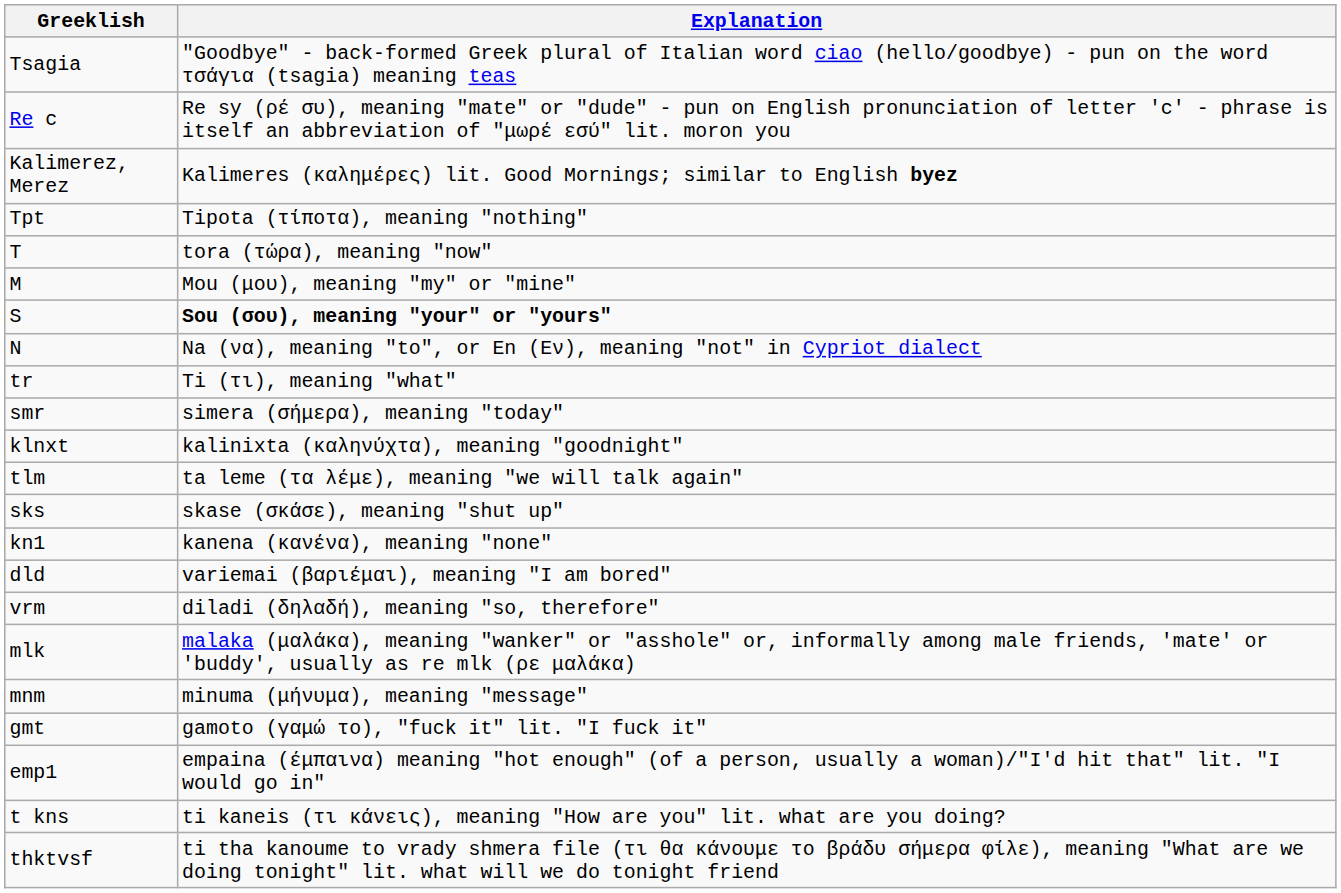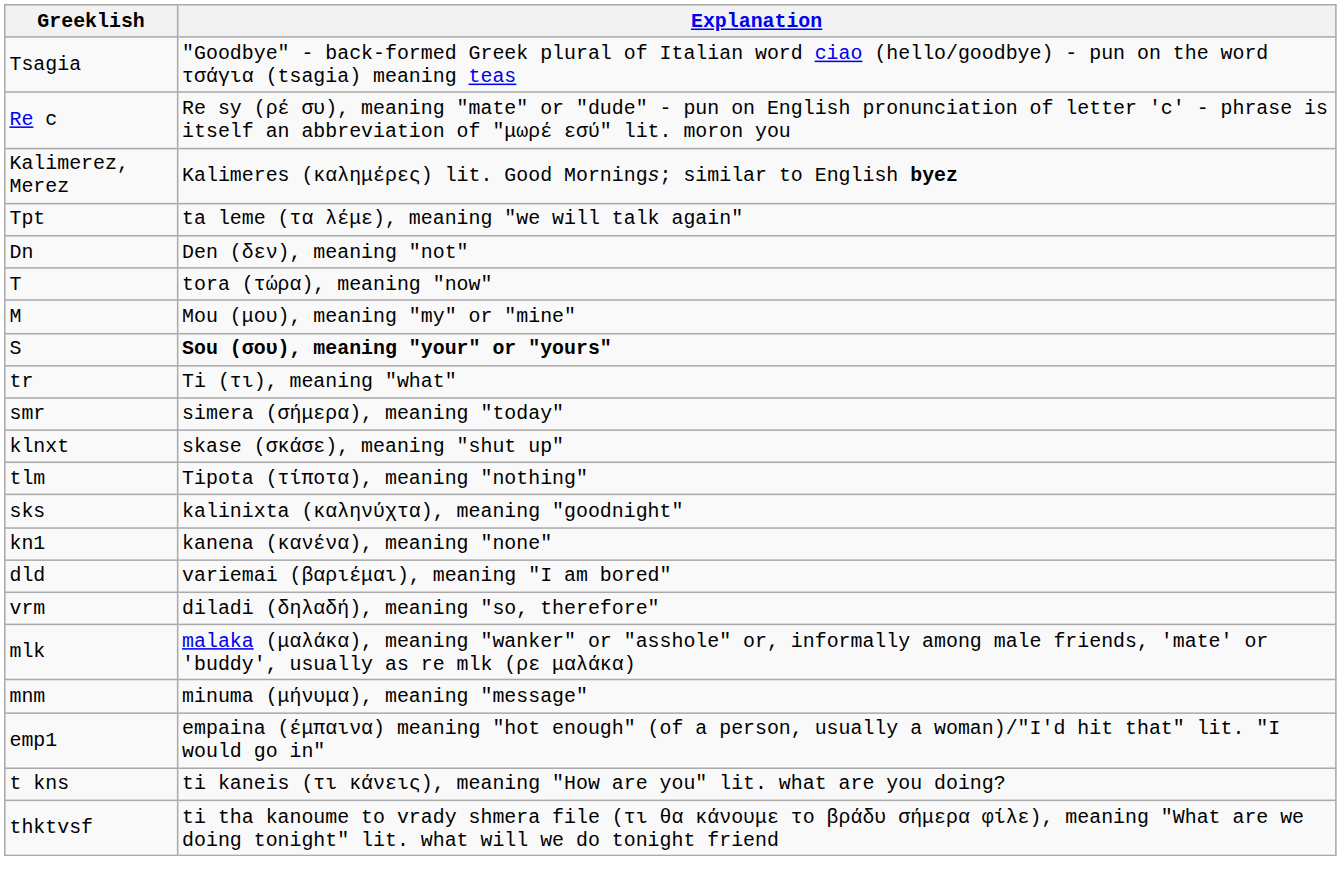(385, 219) Tipota (τίποτα), meaning "nothing" -> (463, 219) ta leme (τα λέμε), meaning "we will talk again"
+ row: (21, 252)
- row: (15, 349)
(433, 446) kalinixta (καληνύχτα), meaning "goodnight" -> (373, 446) skase (σκάσε), meaning "shut up"
(463, 479) ta leme (τα λέμε), meaning "we will talk again" -> (385, 479) Tipota (τίποτα), meaning "nothing"
(373, 511) skase (σκάσε), meaning "shut up" -> (433, 511) kalinixta (καληνύχτα), meaning "goodnight"
- row: (27, 729)
